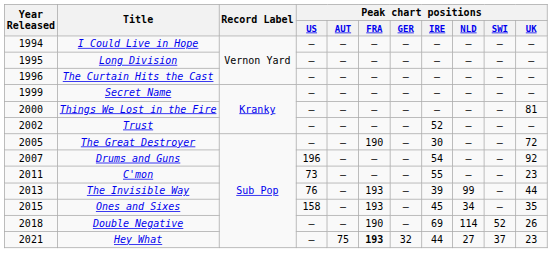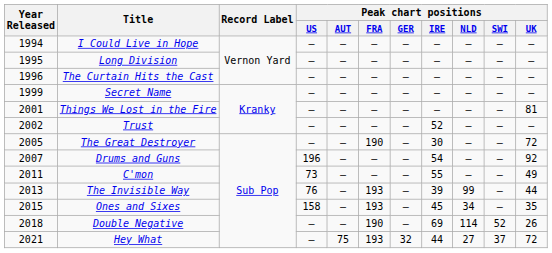(31, 109) 2000 -> (31, 109) 2001
(531, 175) 23 -> (531, 175) 49
(374, 240) bold -> (374, 240) normal
(531, 240) 23 -> (531, 240) 72
